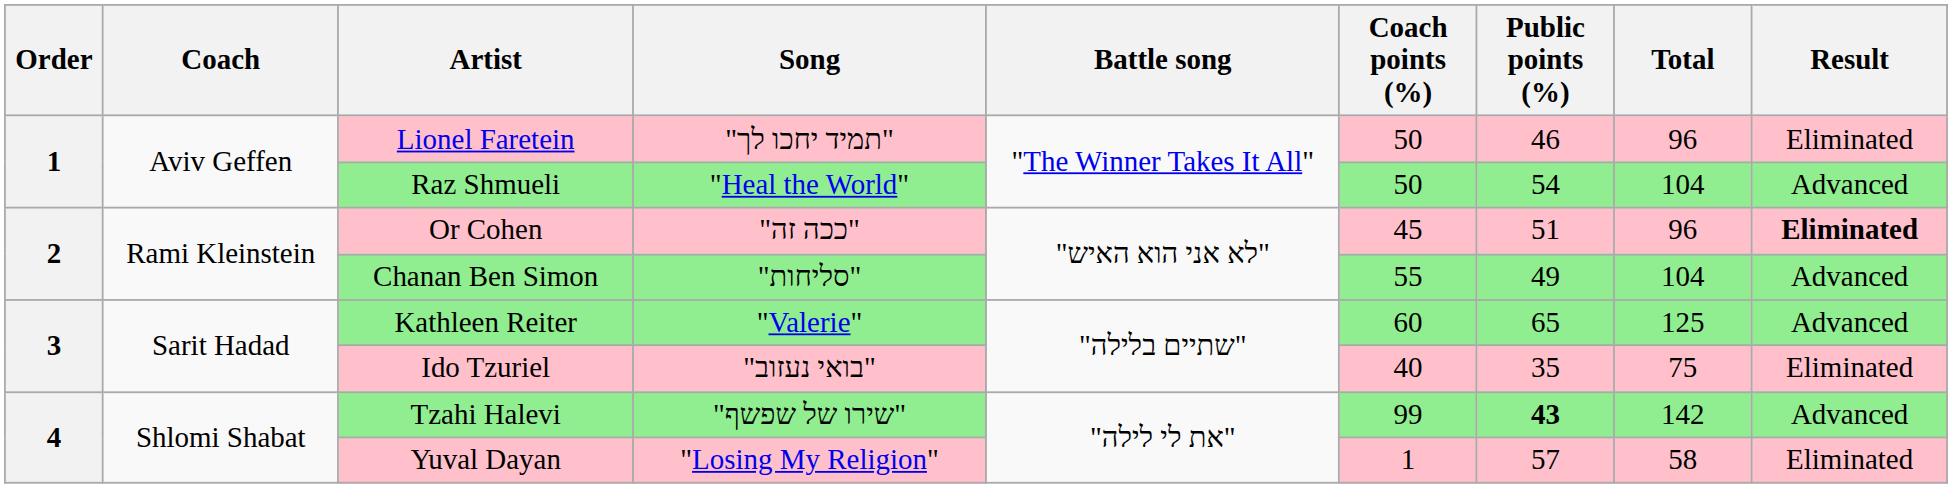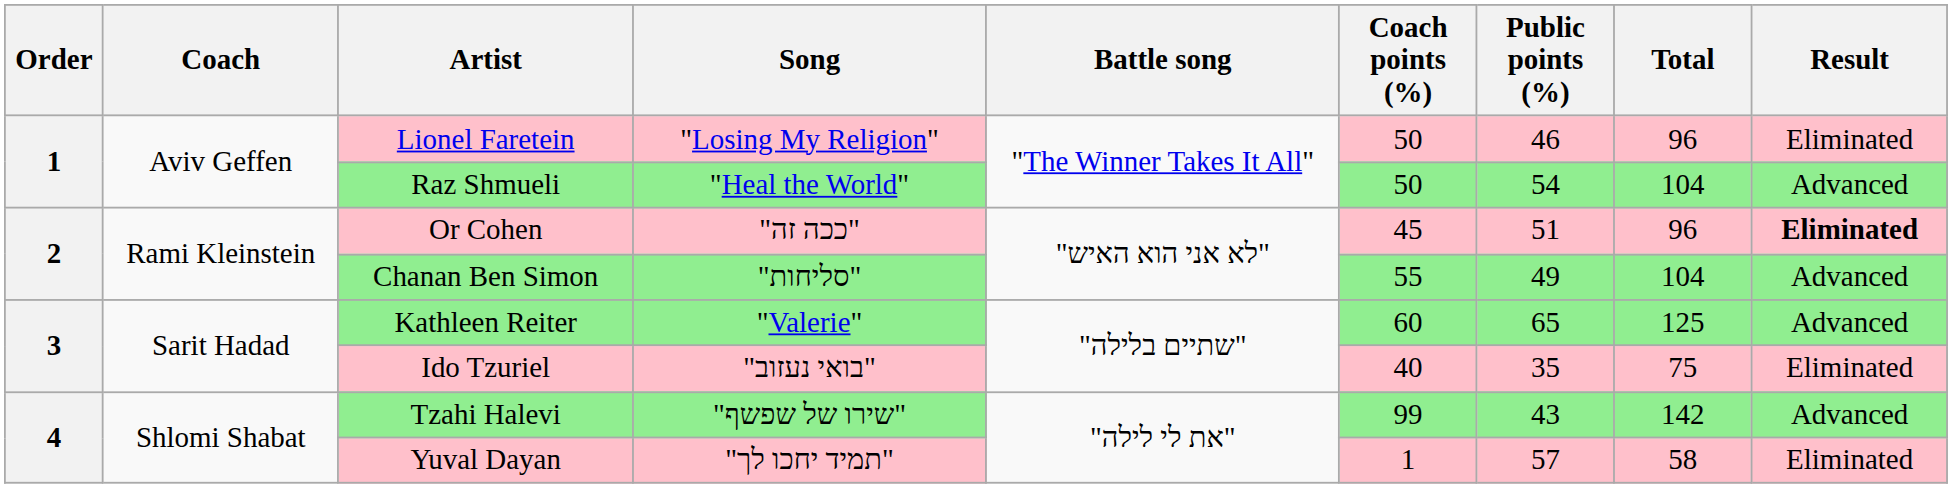(810, 138) "תמיד יחכו לך" -> (810, 138) "Losing My Religion"
(1545, 414) bold -> (1545, 414) normal
(810, 460) "Losing My Religion" -> (810, 460) "תמיד יחכו לך"
